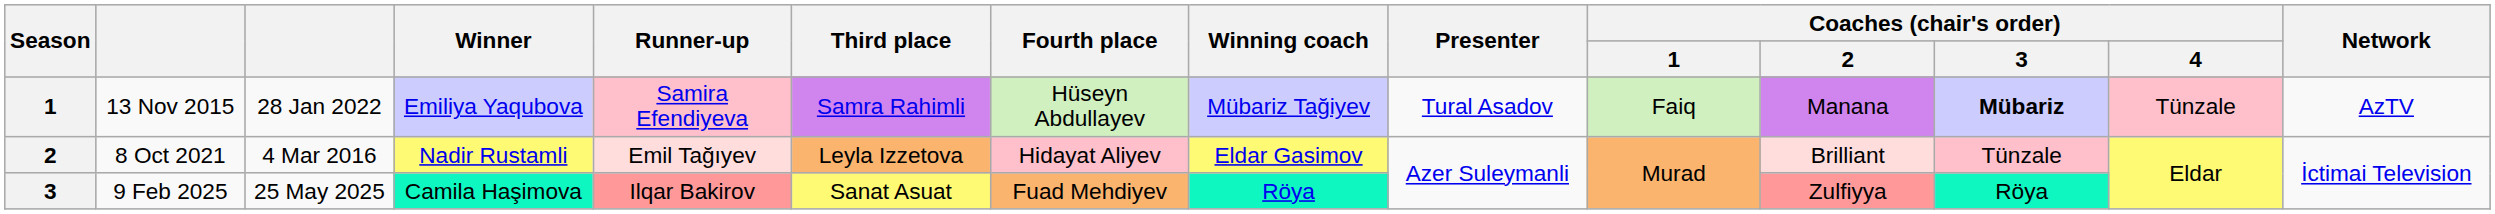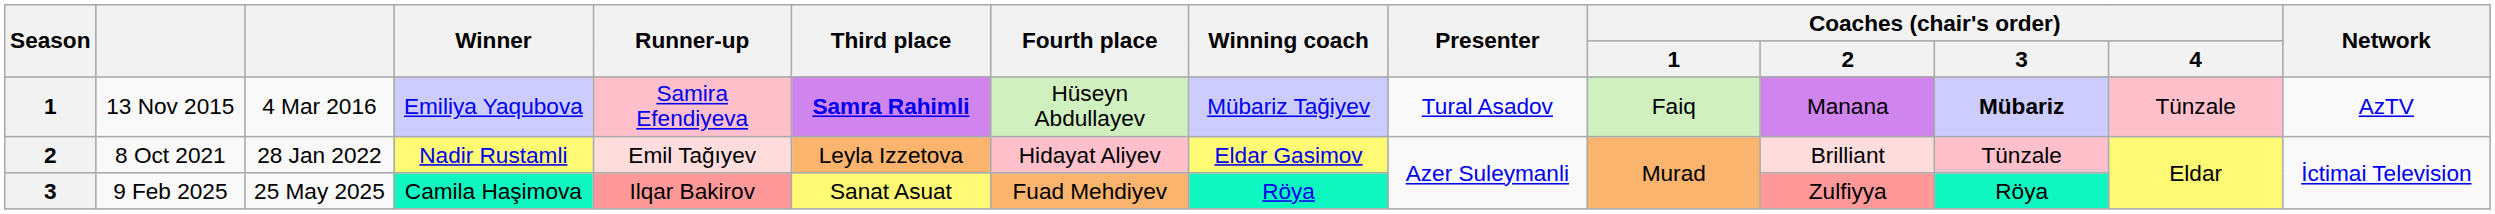(319, 107) 28 Jan 2022 -> (319, 107) 4 Mar 2016
(891, 107) normal -> (891, 107) bold
(319, 155) 4 Mar 2016 -> (319, 155) 28 Jan 2022
